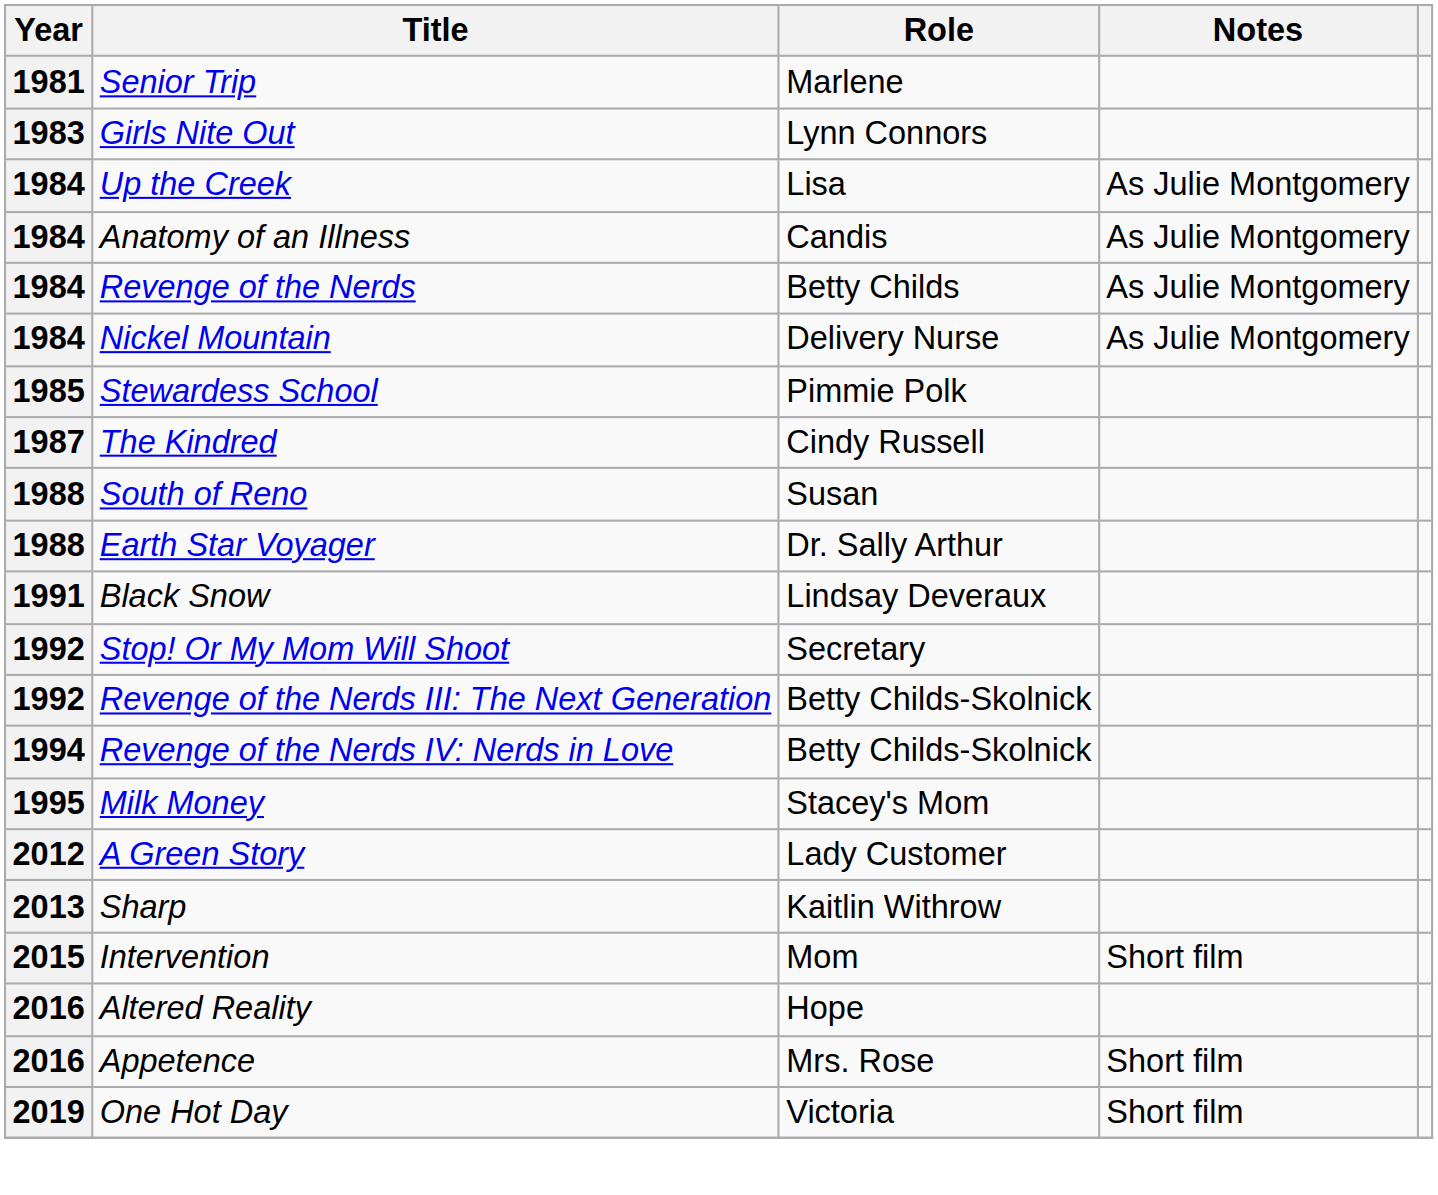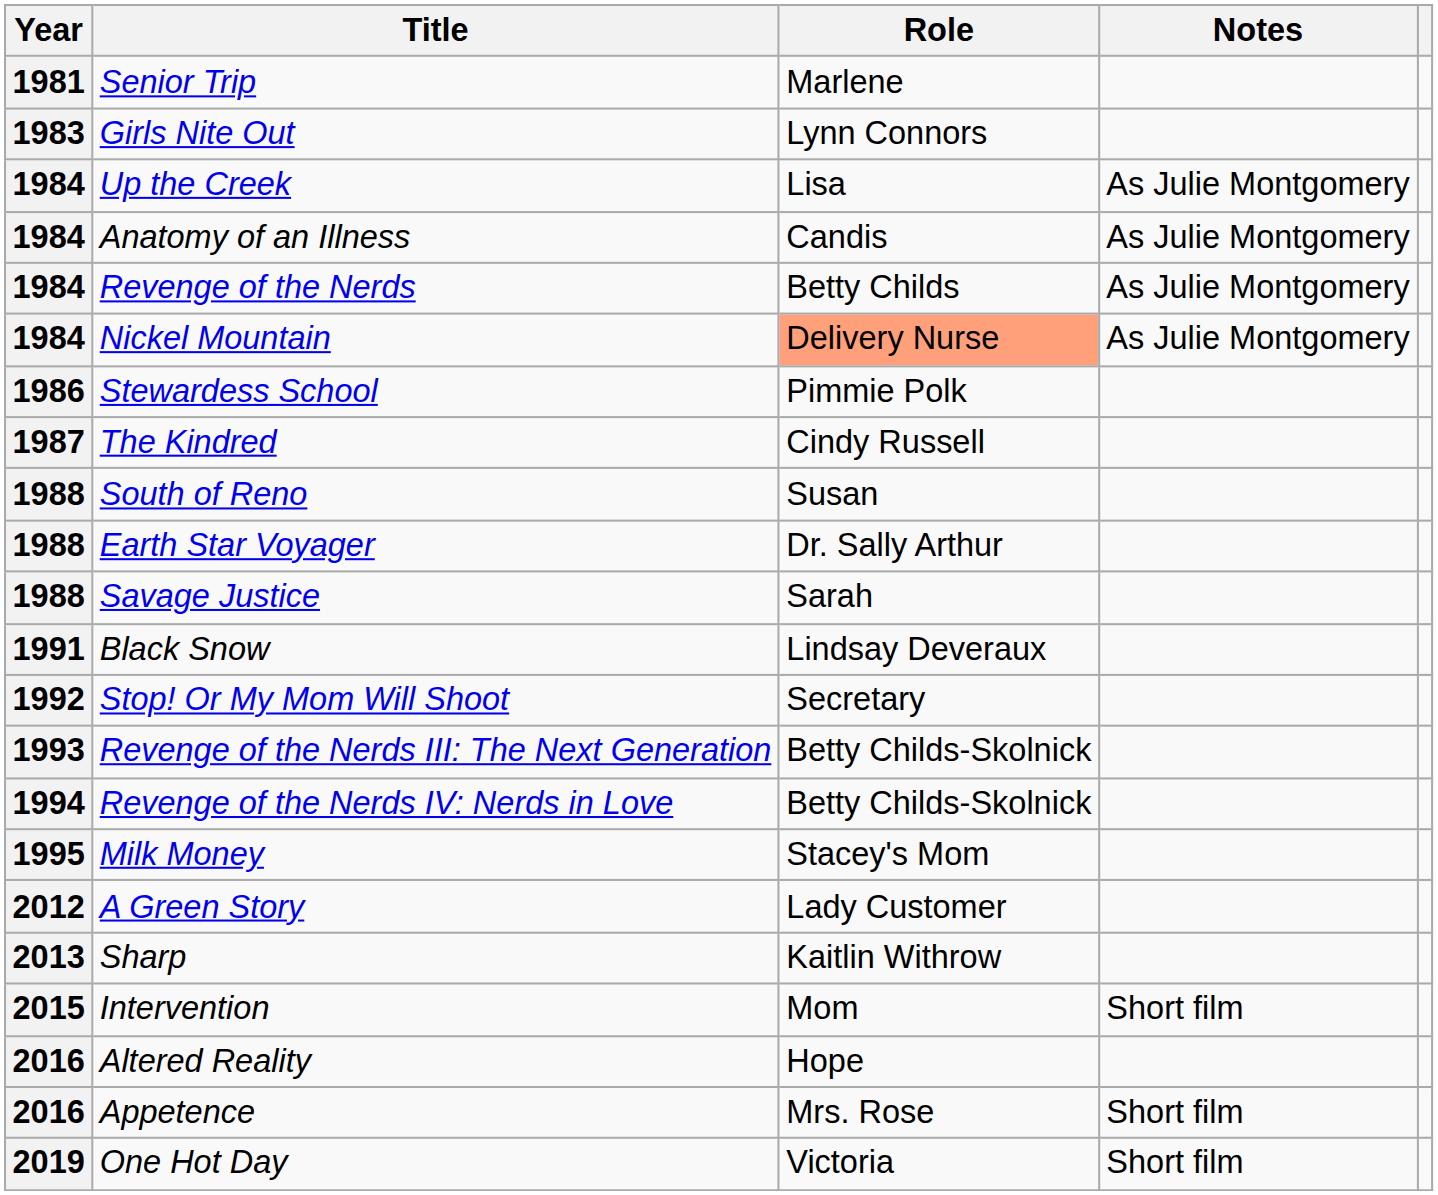(893, 339) no background -> (893, 339) lightsalmon background
(49, 390) 1985 -> (49, 390) 1986
+ row: (210, 596)
(49, 699) 1992 -> (49, 751) 1993
